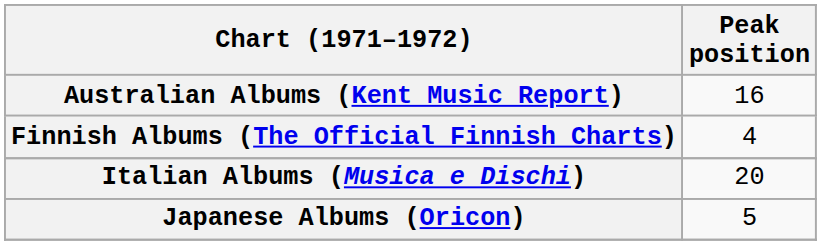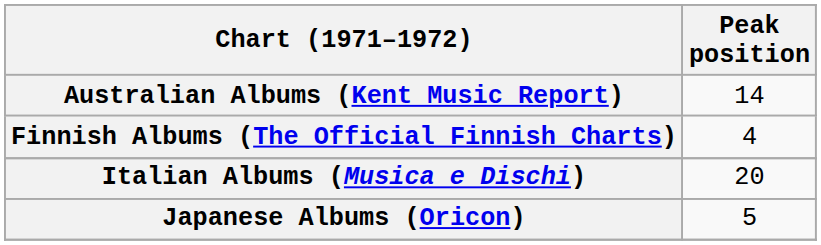(749, 96) 16 -> (749, 96) 14
